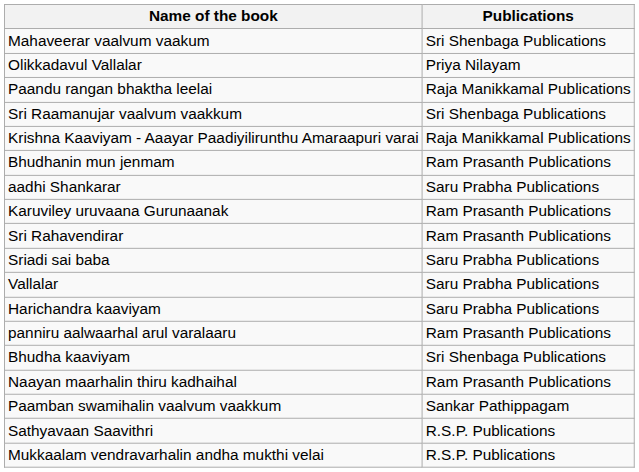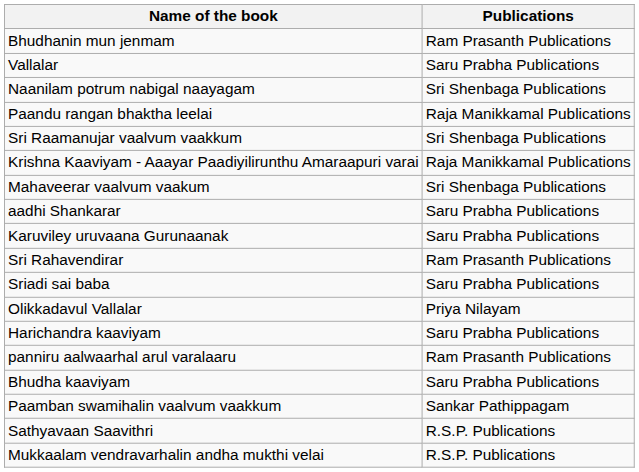rows swapped: (109, 41) <-> (91, 162)
rows swapped: (75, 65) <-> (33, 284)
+ row: (131, 89)
(518, 211) Ram Prasanth Publications -> (512, 235) Saru Prabha Publications
(516, 357) Sri Shenbaga Publications -> (512, 382) Saru Prabha Publications
- row: (122, 382)
